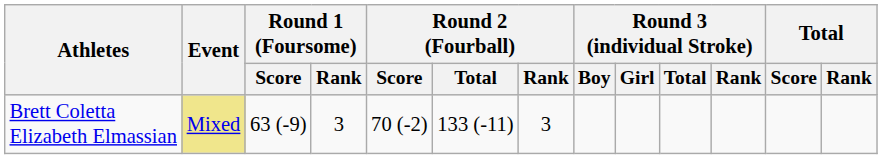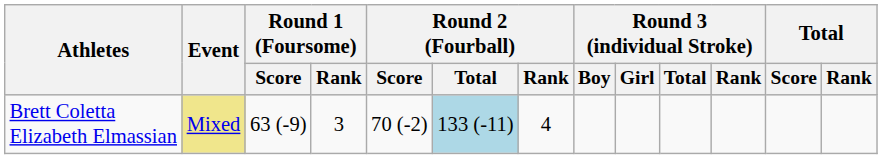(476, 124) no background -> (476, 124) lightblue background
(546, 124) 3 -> (546, 124) 4
